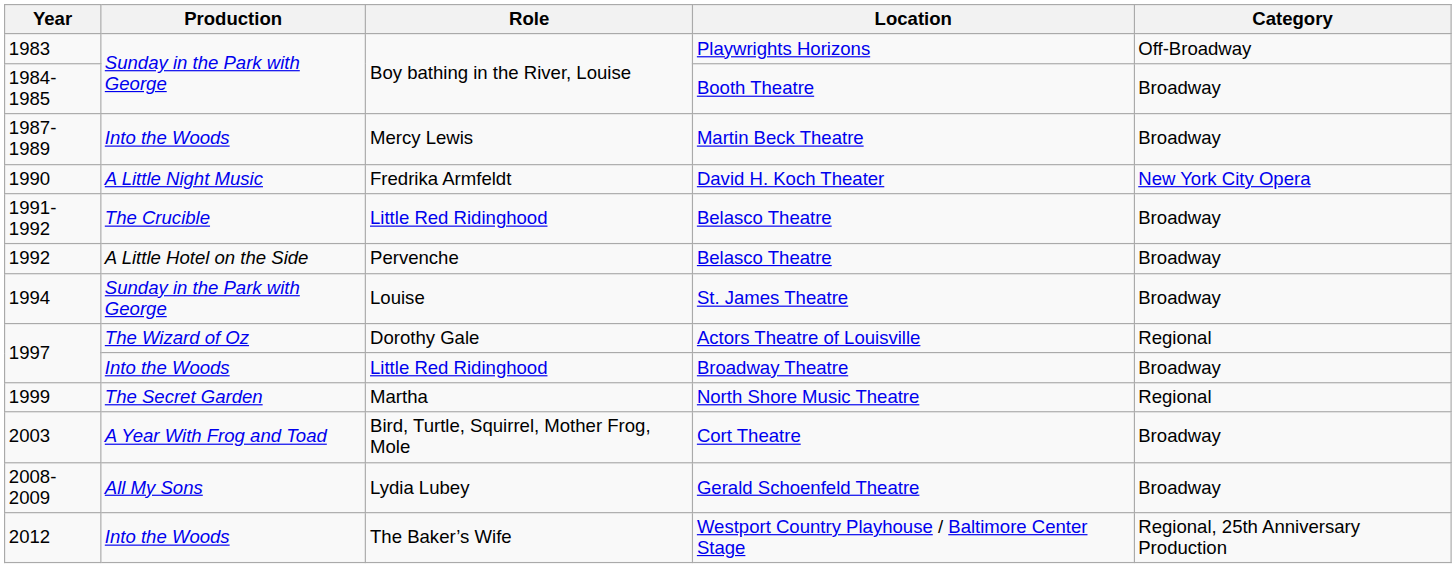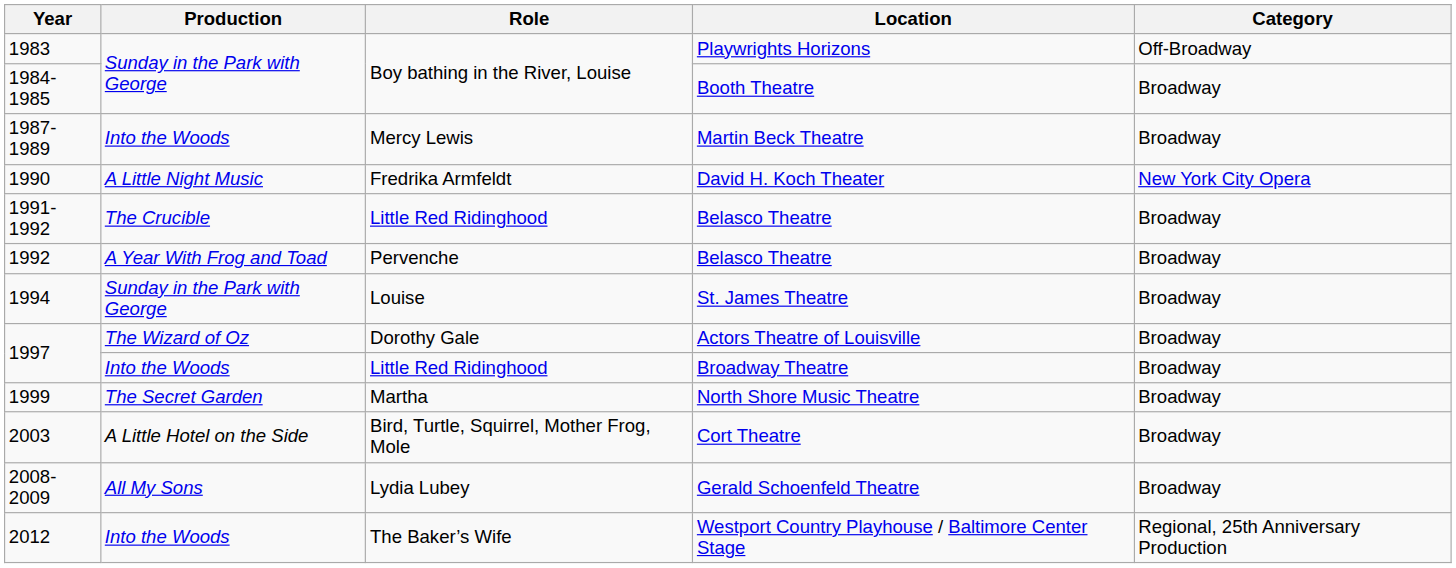(207, 258) A Little Hotel on the Side -> (216, 258) A Year With Frog and Toad
(1175, 338) Regional -> (1180, 338) Broadway
(1175, 397) Regional -> (1180, 397) Broadway
(216, 436) A Year With Frog and Toad -> (207, 436) A Little Hotel on the Side
